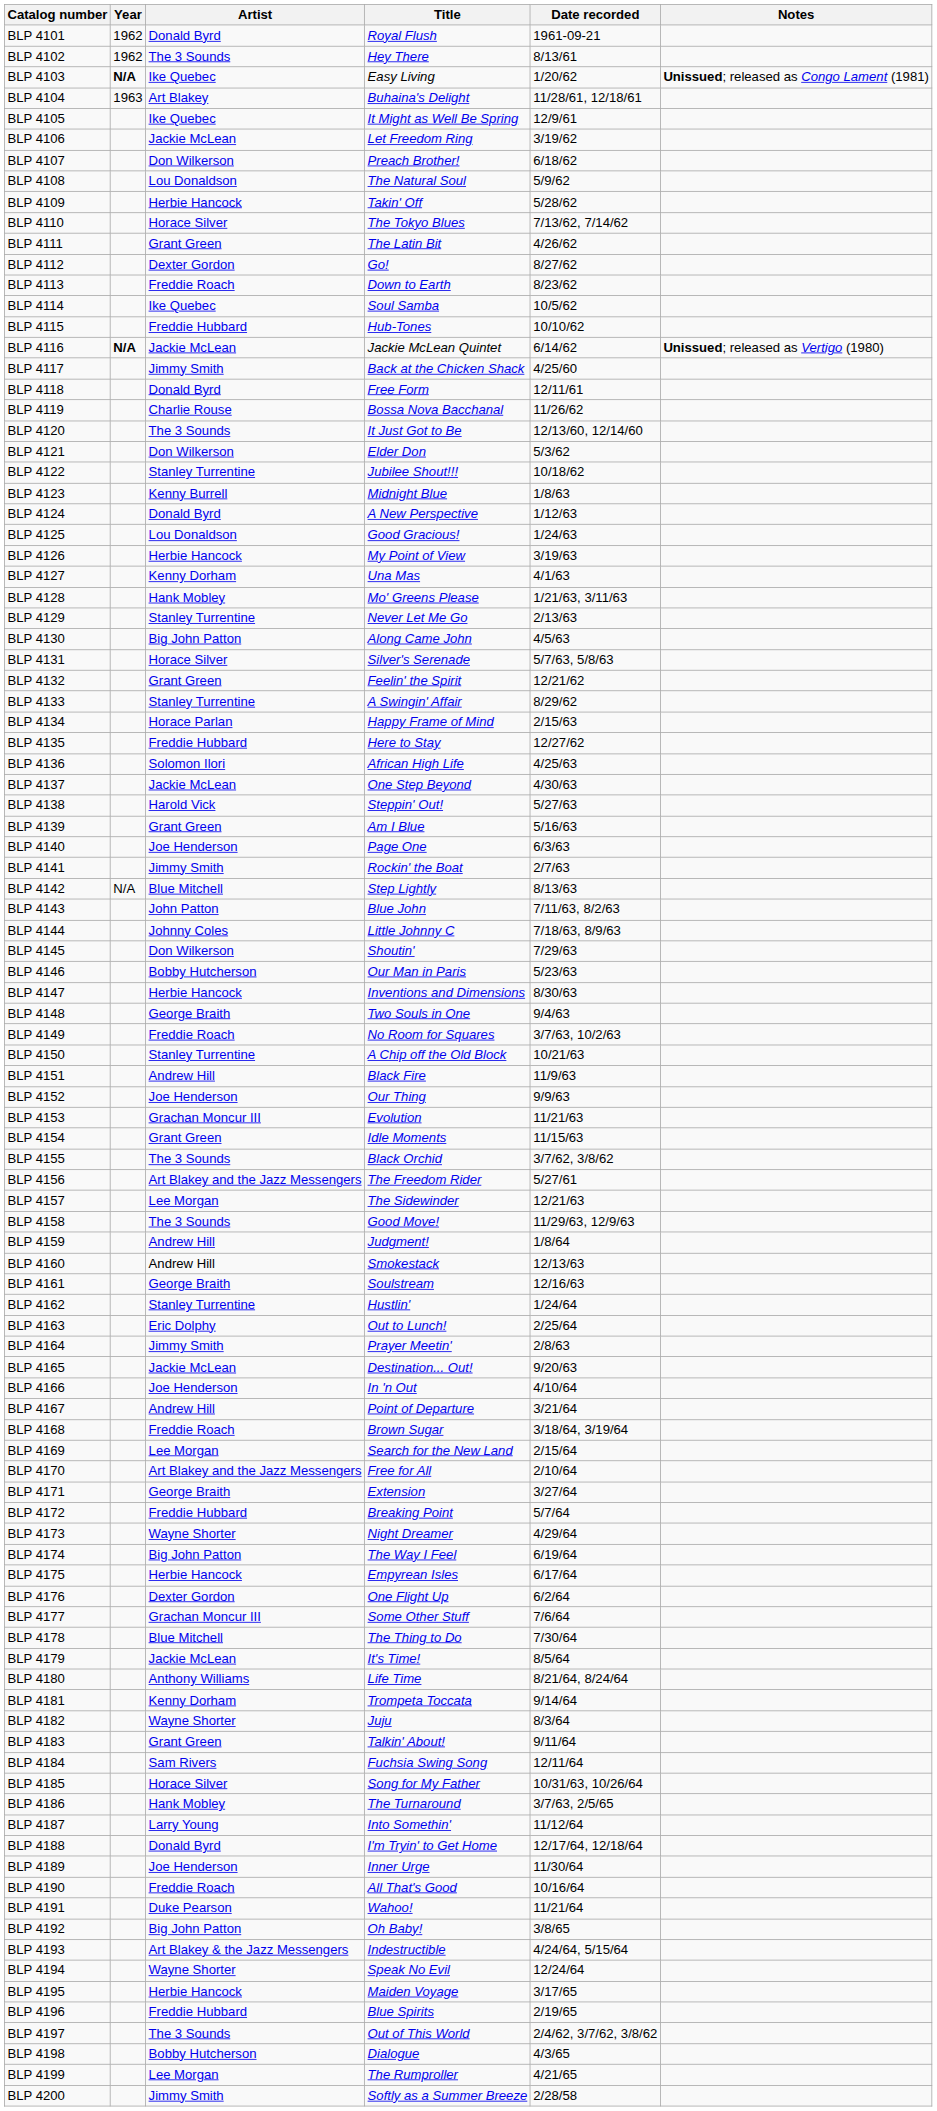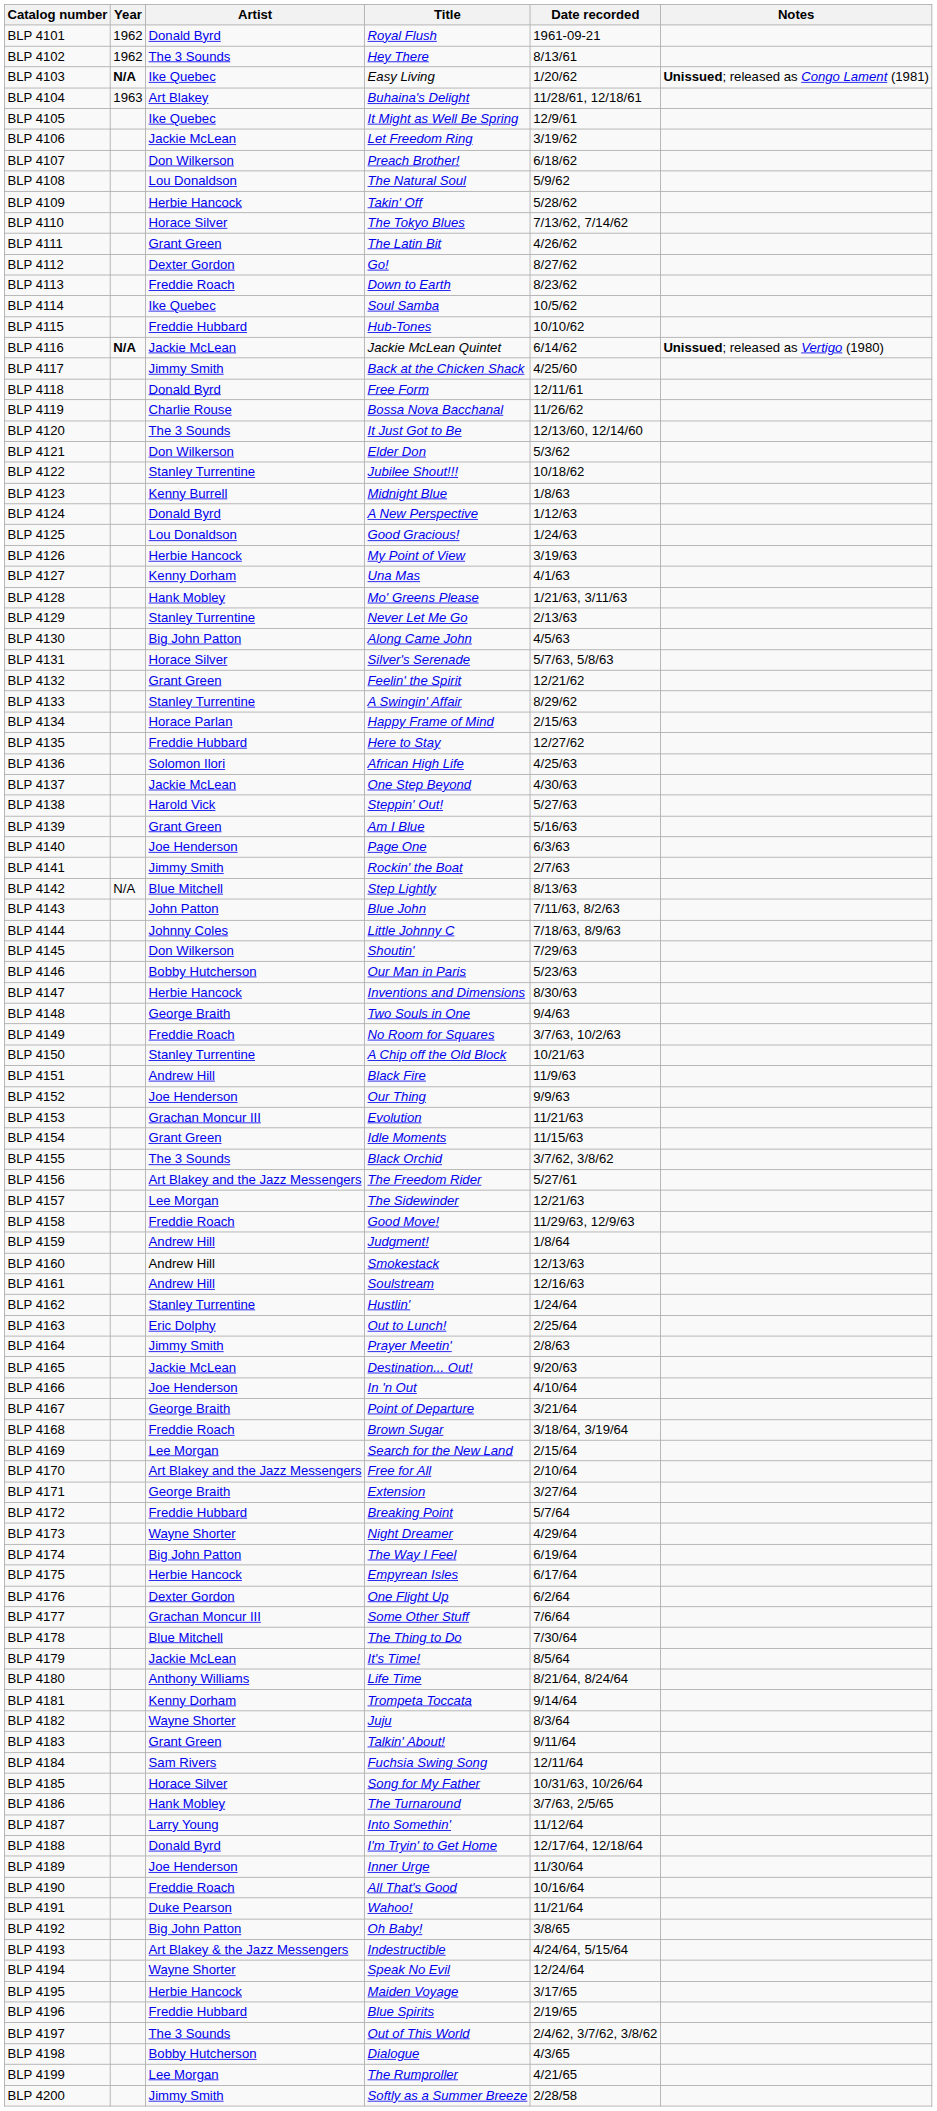(189, 1221) The 3 Sounds -> (192, 1221) Freddie Roach
(189, 1284) George Braith -> (182, 1284) Andrew Hill
(182, 1409) Andrew Hill -> (189, 1409) George Braith
